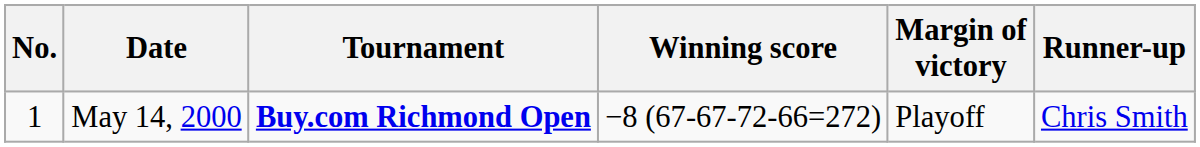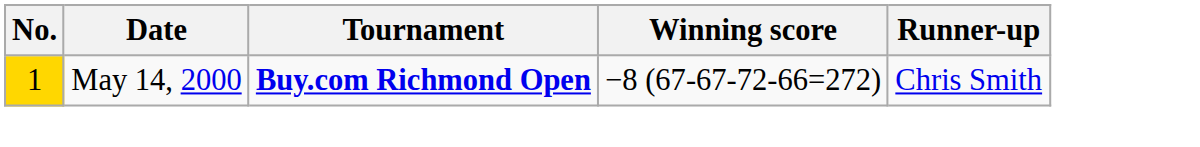- column: (961, 47)
(35, 116) no background -> (35, 80) gold background
